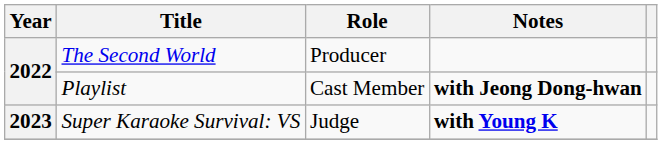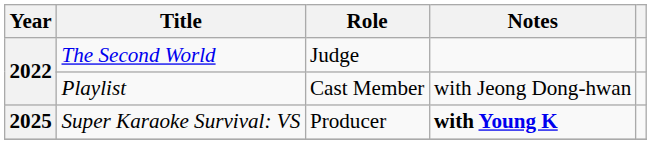(348, 54) Producer -> (335, 54) Judge
(538, 88) bold -> (533, 88) normal
(31, 121) 2023 -> (31, 121) 2025
(335, 121) Judge -> (348, 121) Producer
